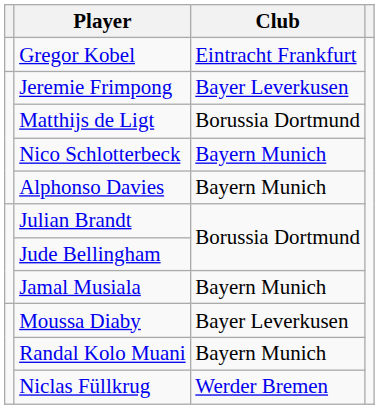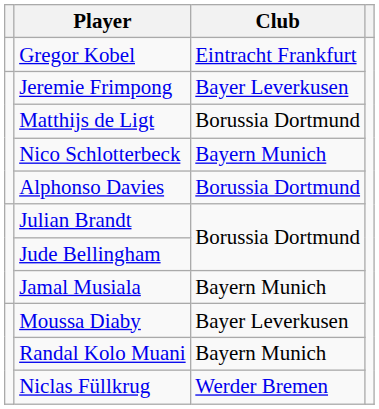(261, 187) Bayern Munich -> (278, 187) Borussia Dortmund
